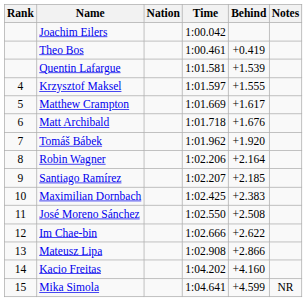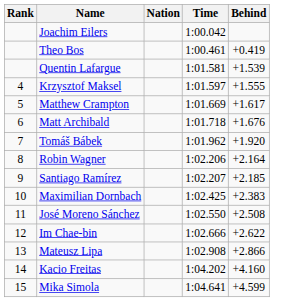- column: (285, 13)
